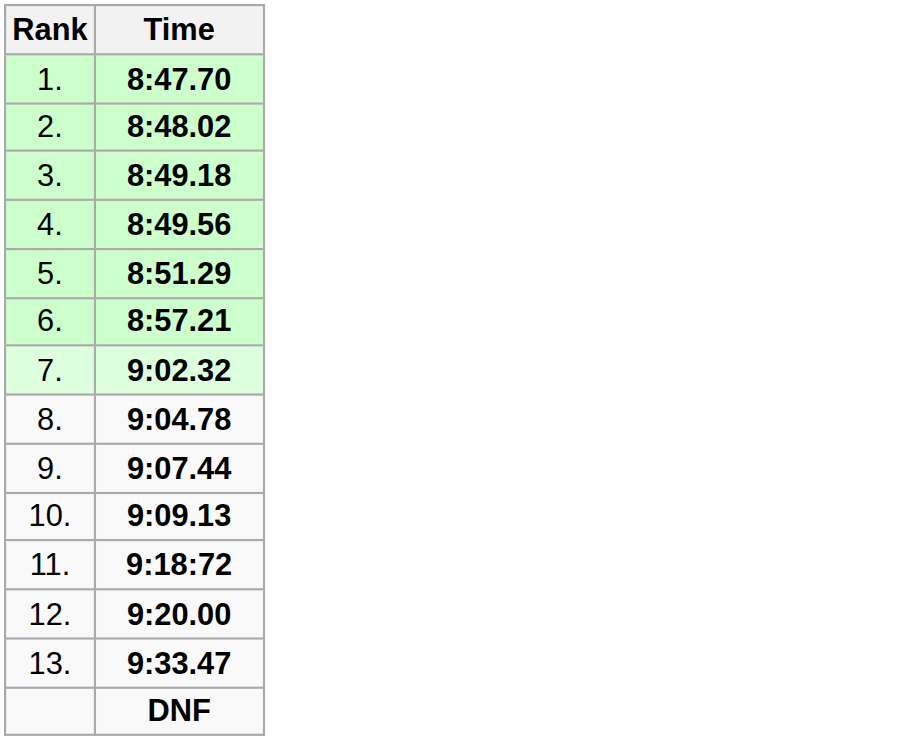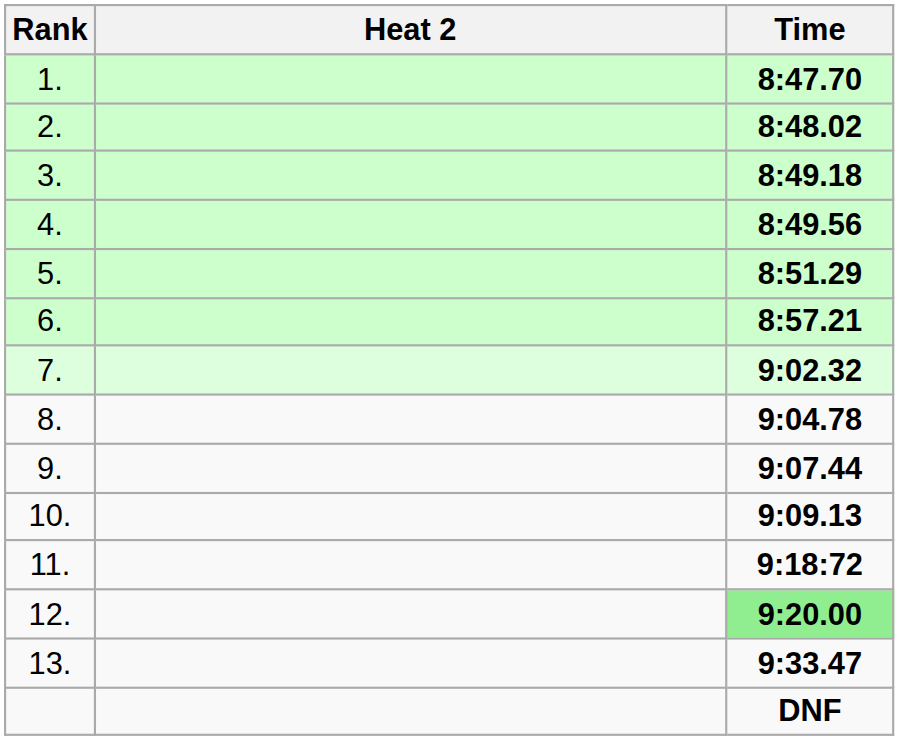+ column: (410, 30)
(179, 614) no background -> (810, 614) lightgreen background
